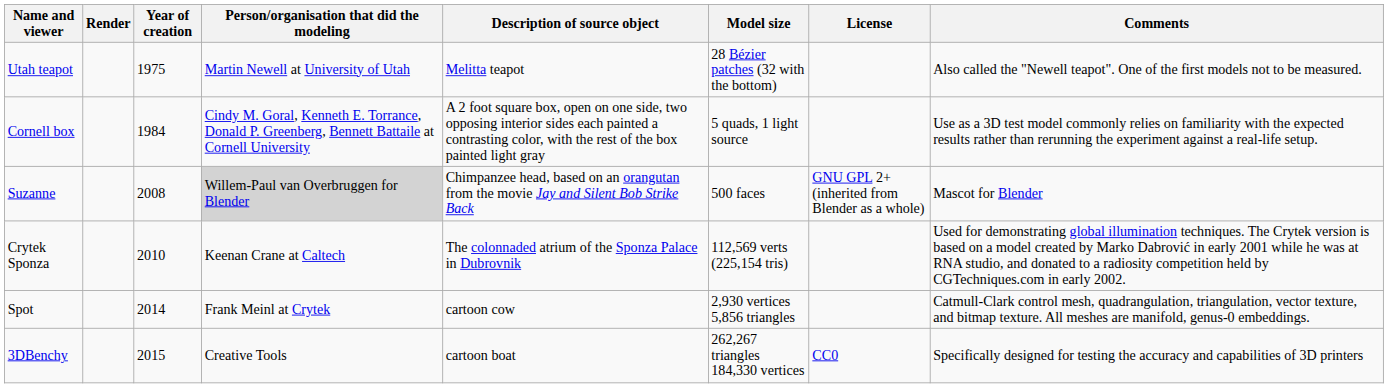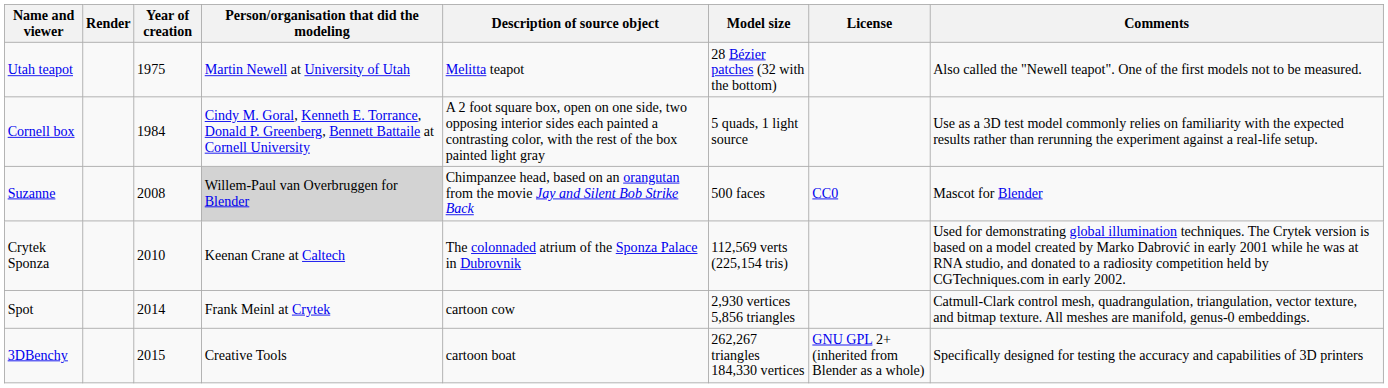(868, 193) GNU GPL 2+ (inherited from Blender as a whole) -> (825, 193) CC0
(825, 355) CC0 -> (868, 355) GNU GPL 2+ (inherited from Blender as a whole)
